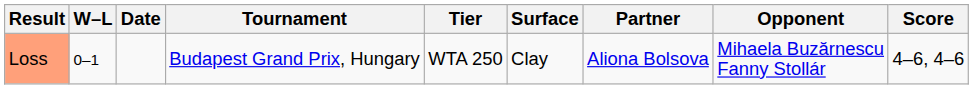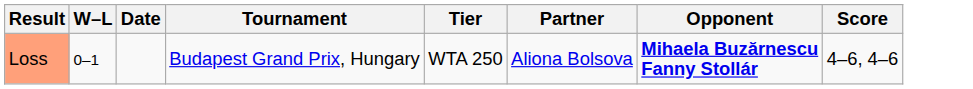- column: (545, 19)
(801, 58) normal -> (730, 58) bold
